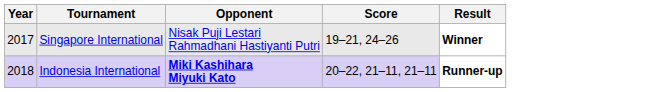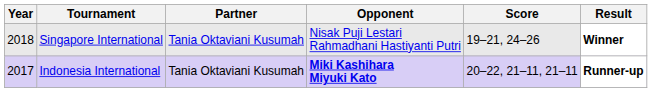+ column: (236, 14)
(21, 40) 2017 -> (21, 40) 2018
(21, 72) 2018 -> (21, 72) 2017
